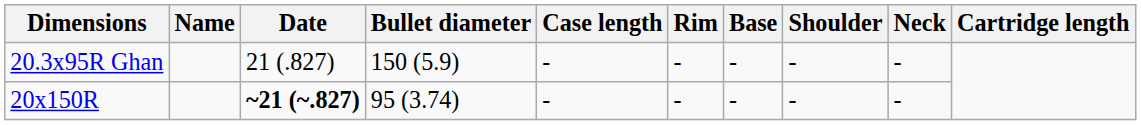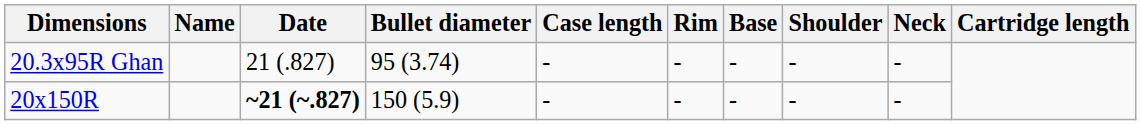(415, 61) 150 (5.9) -> (415, 61) 95 (3.74)
(415, 100) 95 (3.74) -> (415, 100) 150 (5.9)
